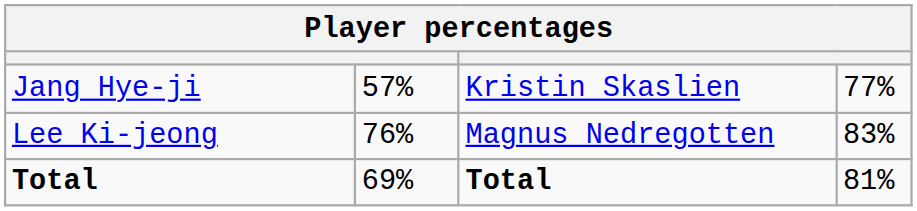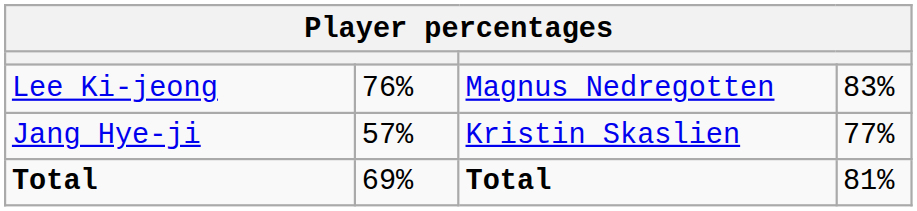rows swapped: (106, 89) <-> (115, 135)
